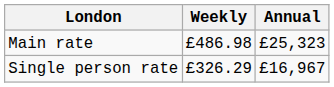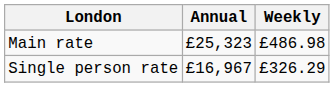columns swapped: (292, 17) <-> (219, 17)
